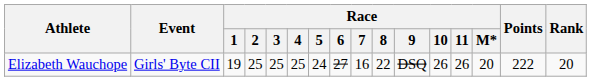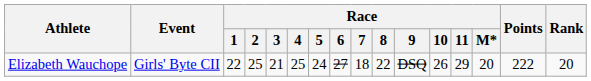(234, 64) 19 -> (234, 64) 22
(277, 64) 25 -> (277, 64) 21
(362, 64) 16 -> (362, 64) 18
(462, 64) 26 -> (462, 64) 29
